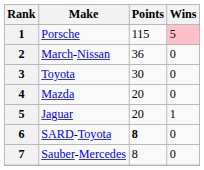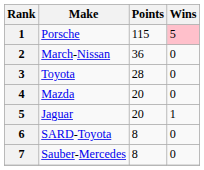(138, 74) 30 -> (138, 74) 28
(135, 135) bold -> (135, 135) normal
